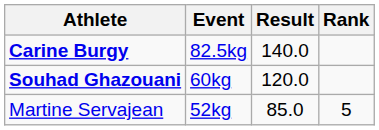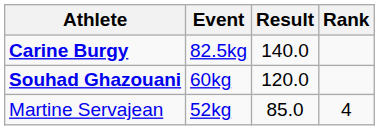(346, 110) 5 -> (346, 110) 4
